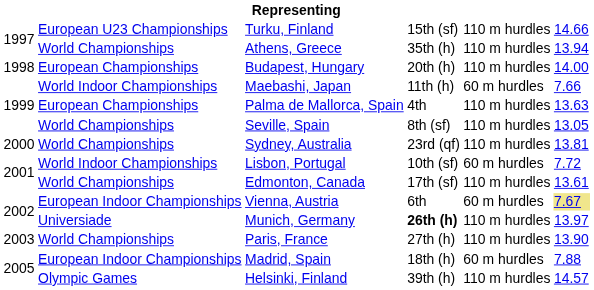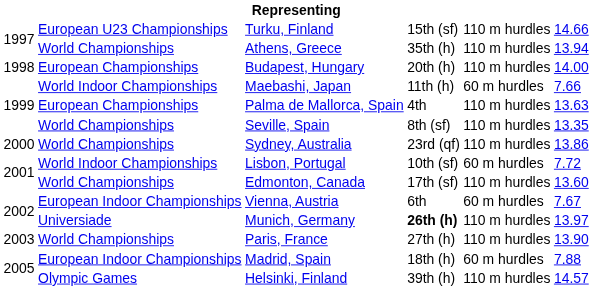(571, 125) 13.05 -> (571, 125) 13.35
(571, 144) 13.81 -> (571, 144) 13.86
(571, 182) 13.61 -> (571, 182) 13.60
(567, 201) khaki background -> (567, 201) no background
